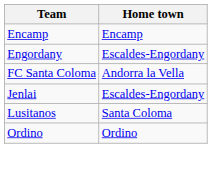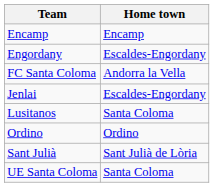+ row: (32, 152)
+ row: (52, 172)
